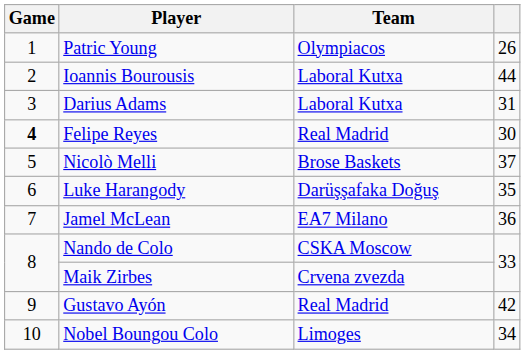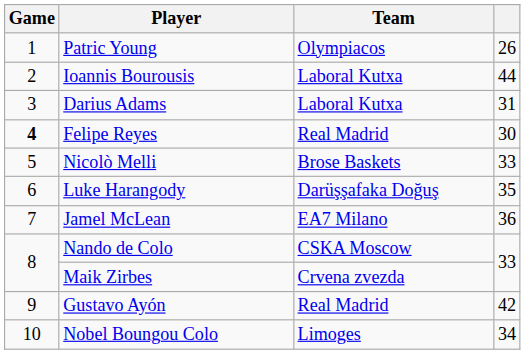(507, 162) 37 -> (507, 162) 33
